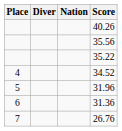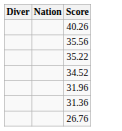- column: (17, 12)
